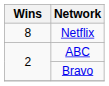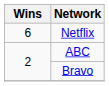(28, 33) 8 -> (28, 33) 6
